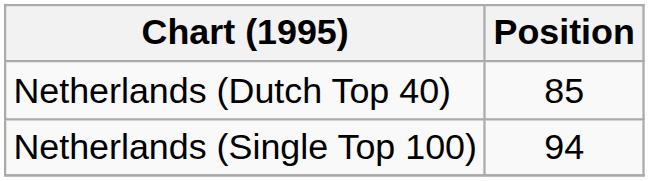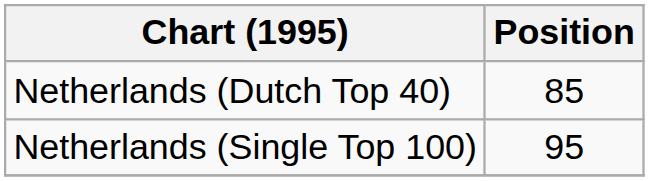(564, 146) 94 -> (564, 146) 95
